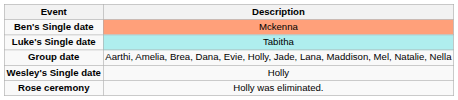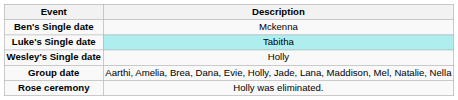(278, 27) lightsalmon background -> (278, 27) no background
rows swapped: (54, 73) <-> (54, 57)
